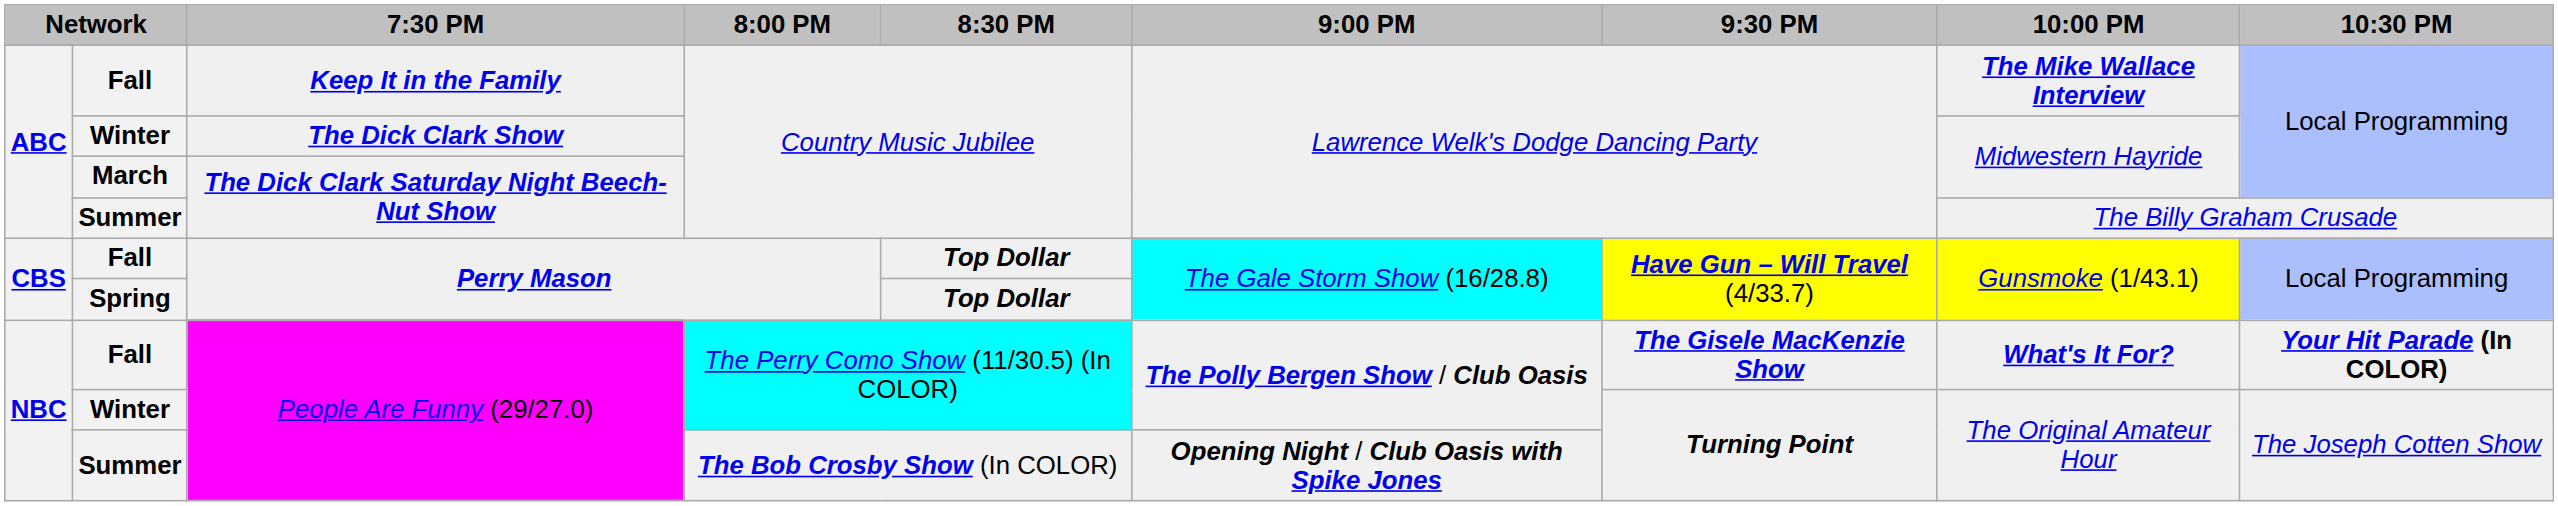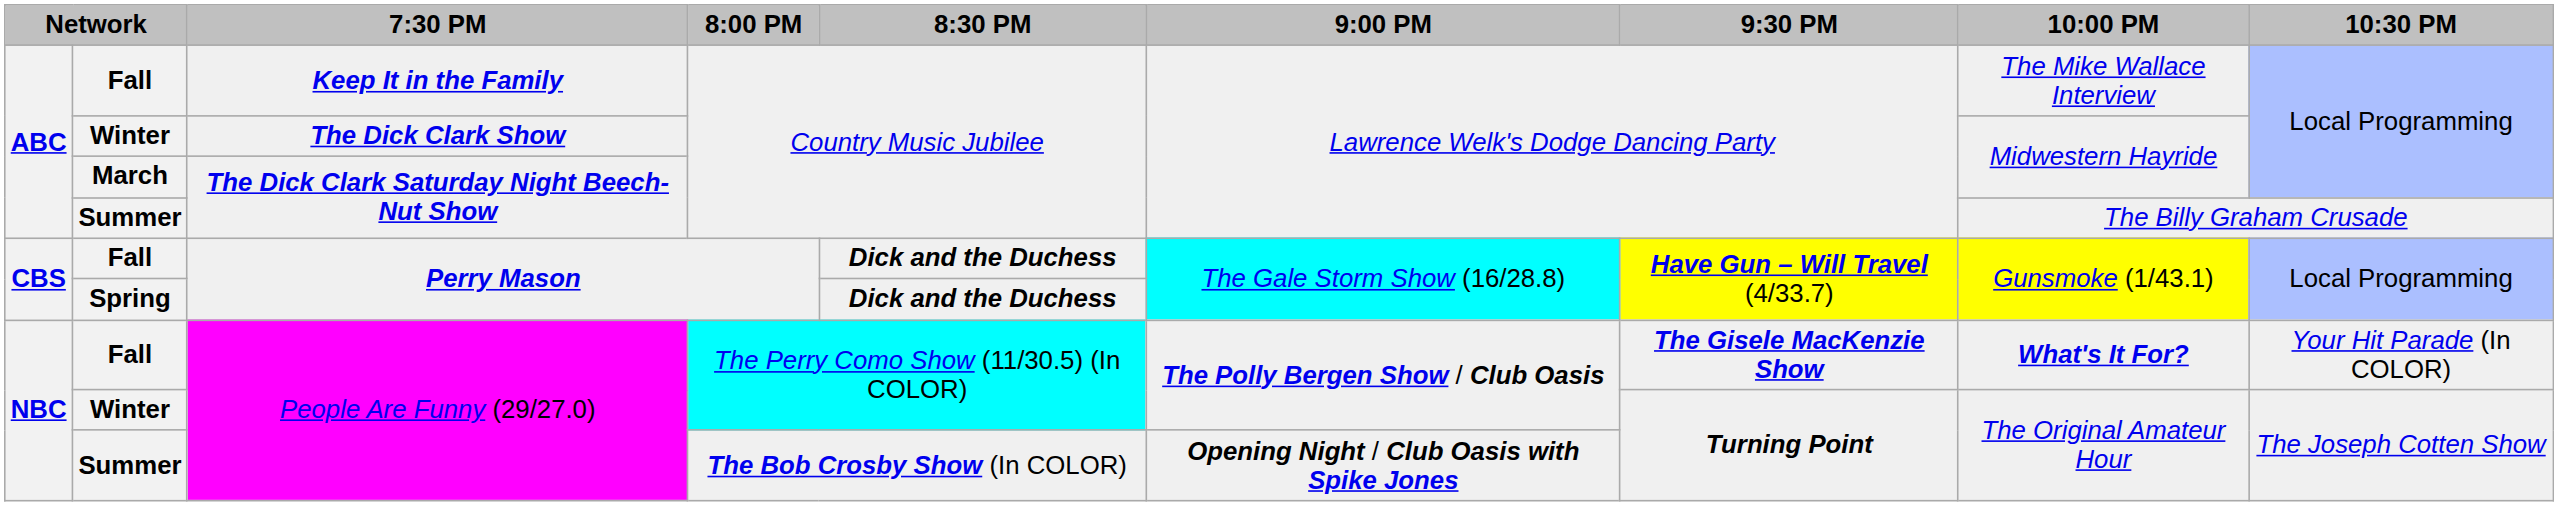(2089, 80) bold -> (2103, 80) normal
(1006, 258) Top Dollar -> (983, 258) Dick and the Duchess
(1006, 299) Top Dollar -> (983, 299) Dick and the Duchess
(2397, 354) bold -> (2401, 354) normal
